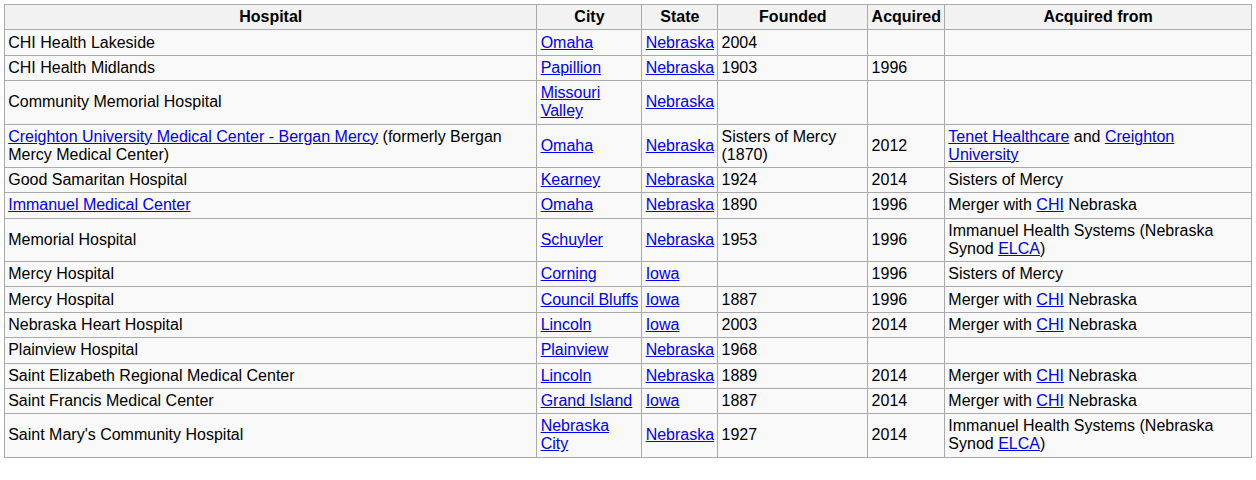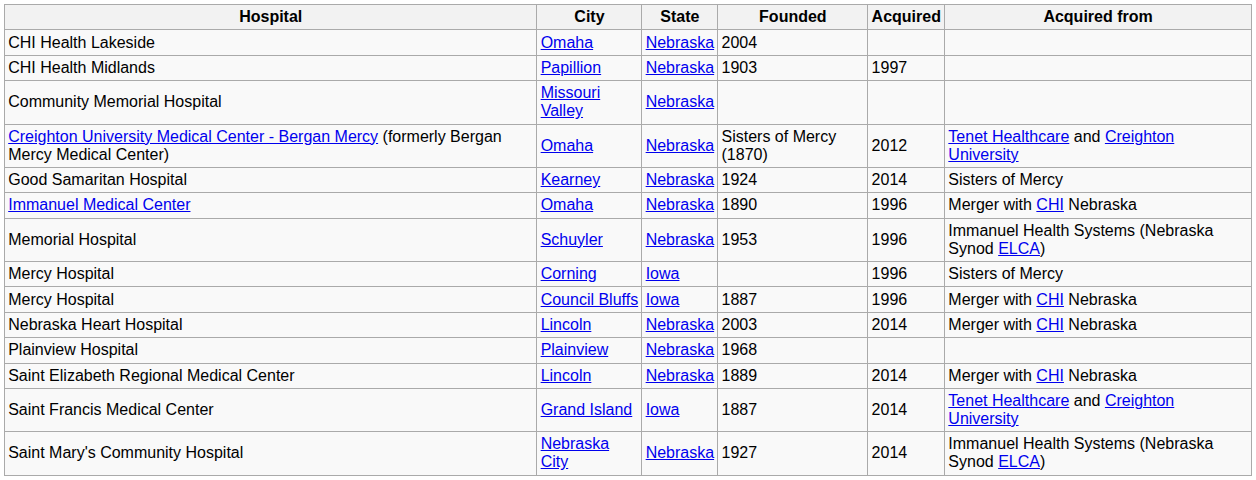(889, 67) 1996 -> (889, 67) 1997
(663, 324) Iowa -> (680, 324) Nebraska
(1043, 401) Merger with CHI Nebraska -> (1061, 410) Tenet Healthcare and Creighton University
